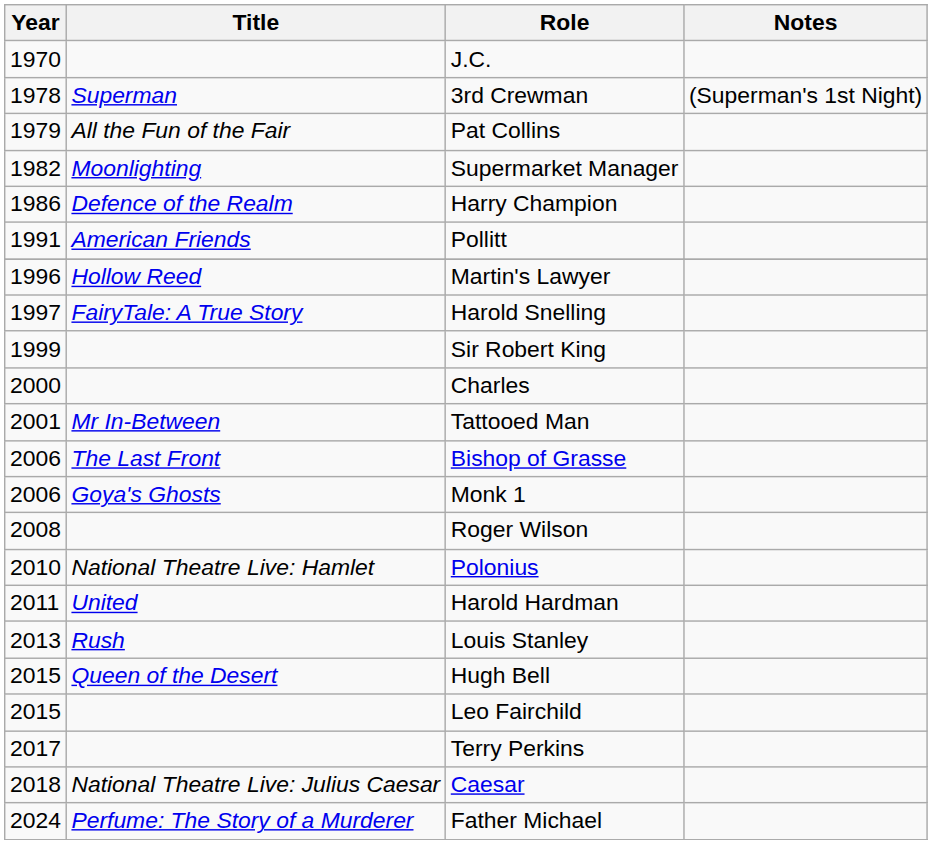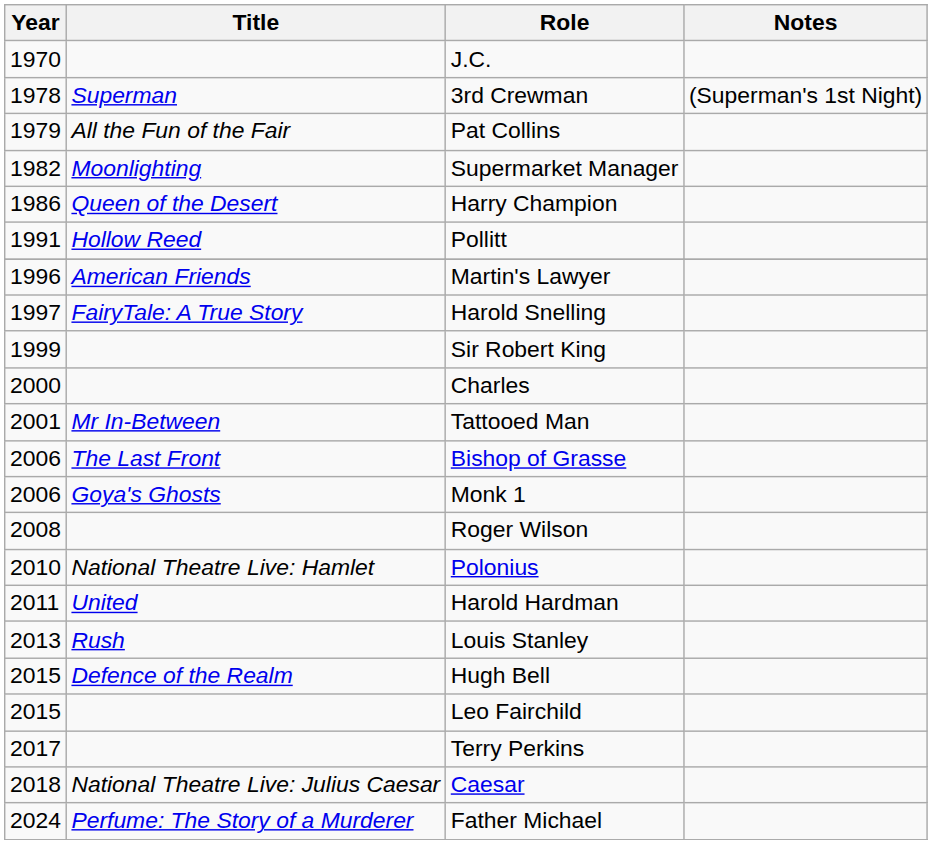(182, 204) Defence of the Realm -> (174, 204) Queen of the Desert
(161, 240) American Friends -> (136, 240) Hollow Reed
(136, 276) Hollow Reed -> (161, 276) American Friends
(174, 675) Queen of the Desert -> (182, 675) Defence of the Realm
